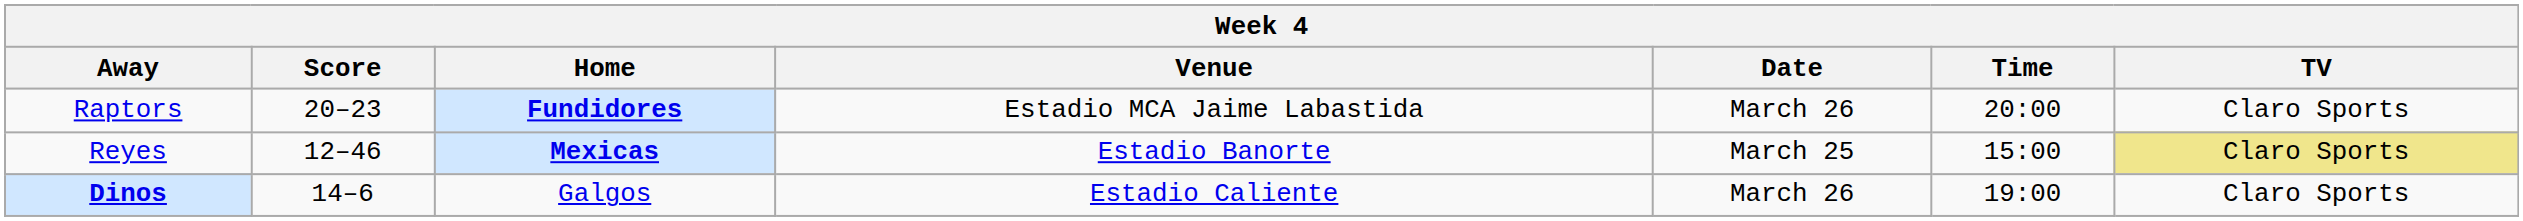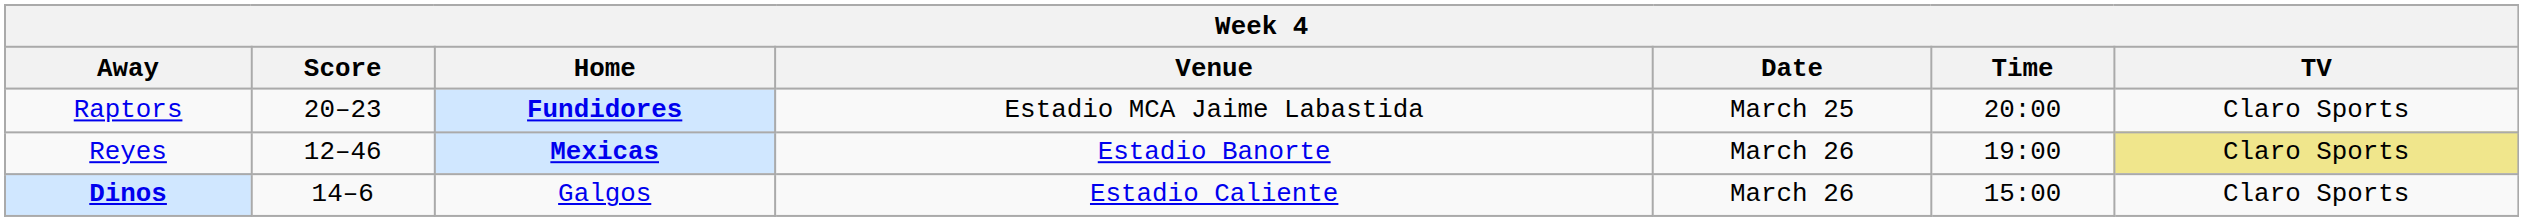(1792, 110) March 26 -> (1792, 110) March 25
(1792, 153) March 25 -> (1792, 153) March 26
(2023, 153) 15:00 -> (2023, 153) 19:00
(2023, 195) 19:00 -> (2023, 195) 15:00
